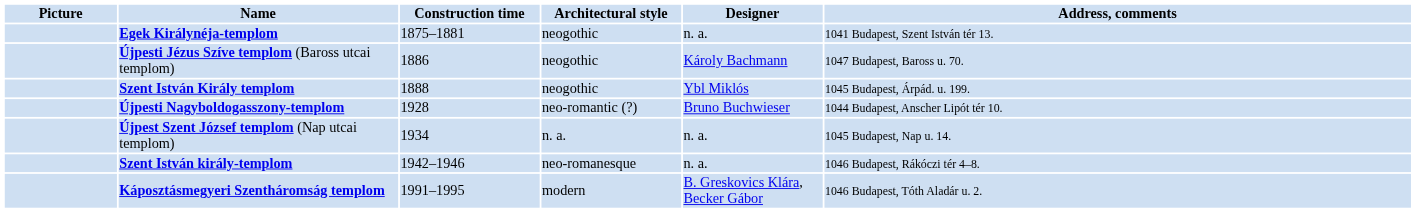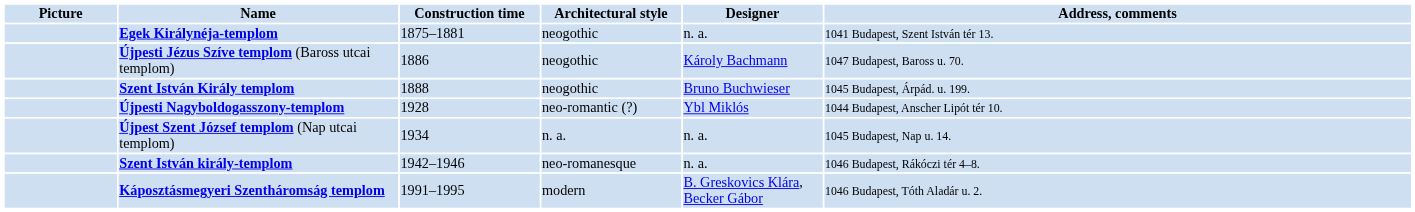(716, 88) Ybl Miklós -> (737, 88) Bruno Buchwieser
(737, 108) Bruno Buchwieser -> (716, 108) Ybl Miklós
